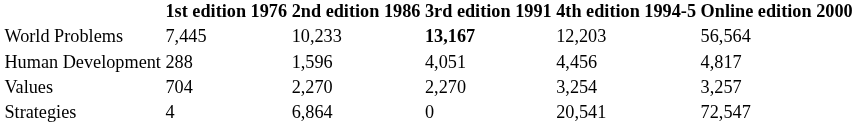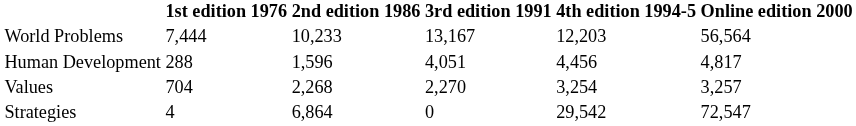(186, 36) 7,445 -> (186, 36) 7,444
(450, 36) bold -> (450, 36) normal
(312, 86) 2,270 -> (312, 86) 2,268
(581, 111) 20,541 -> (581, 111) 29,542
